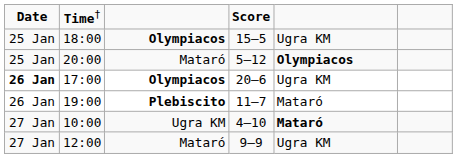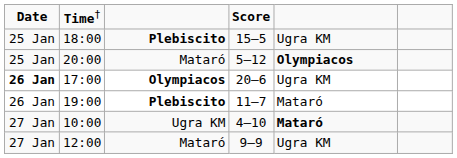(187, 39) Olympiacos -> (187, 39) Plebiscito
